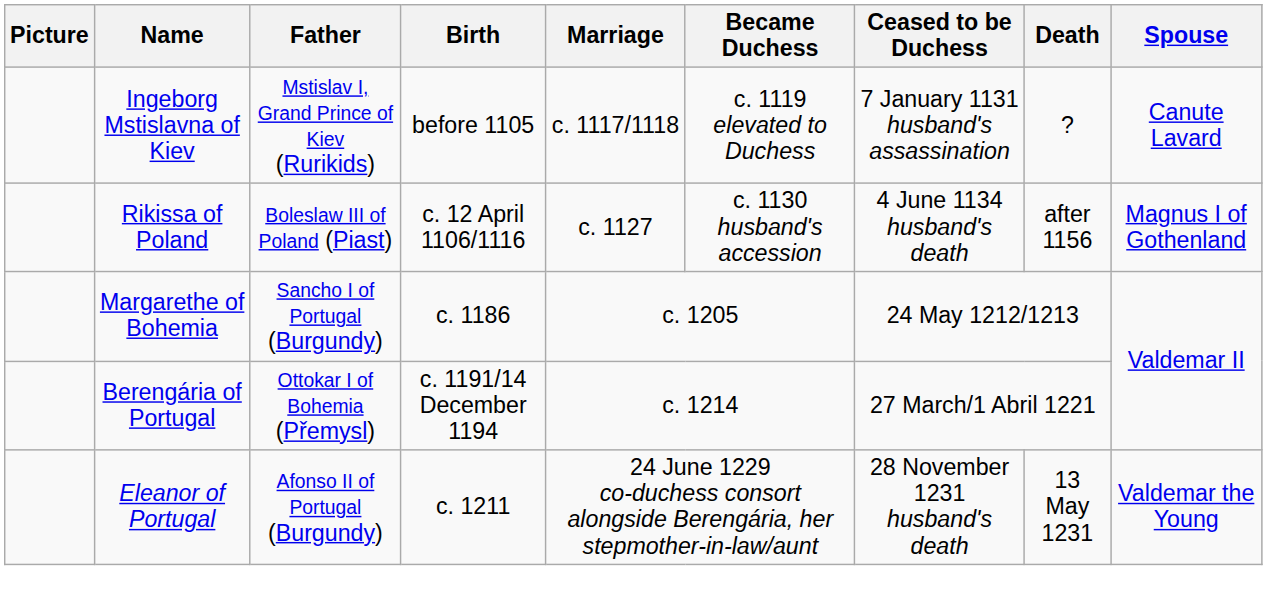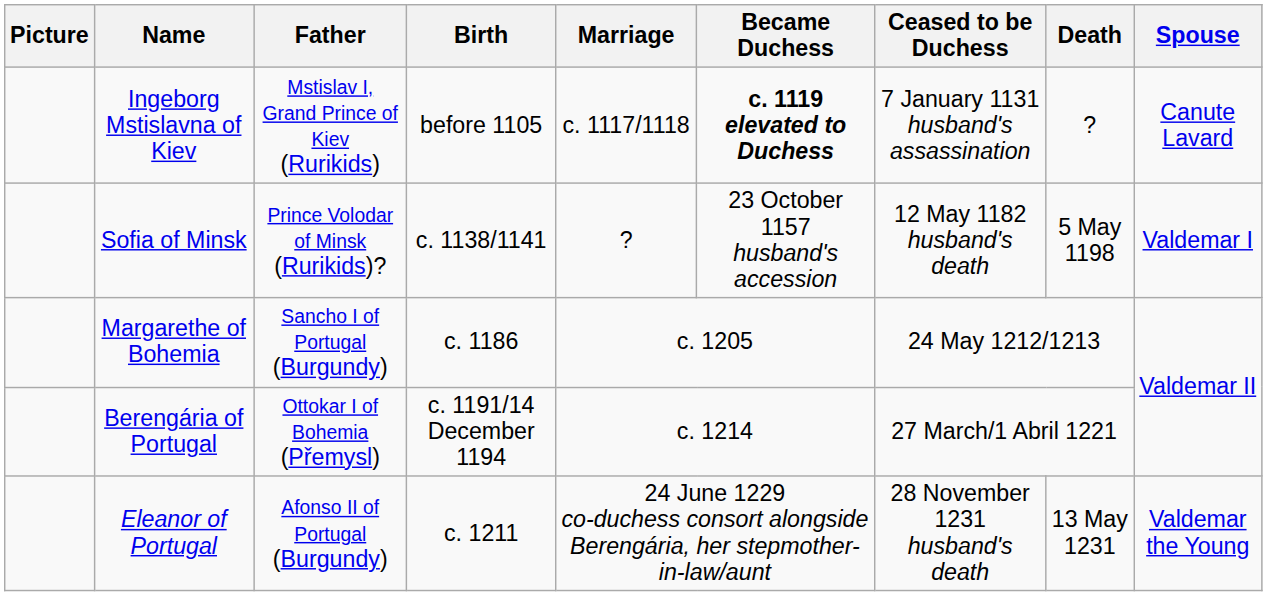(770, 124) normal -> (786, 124) bold
- row: (172, 226)
+ row: (174, 240)
